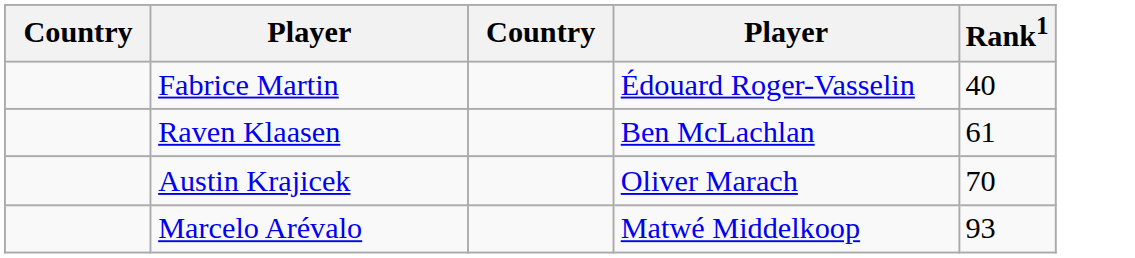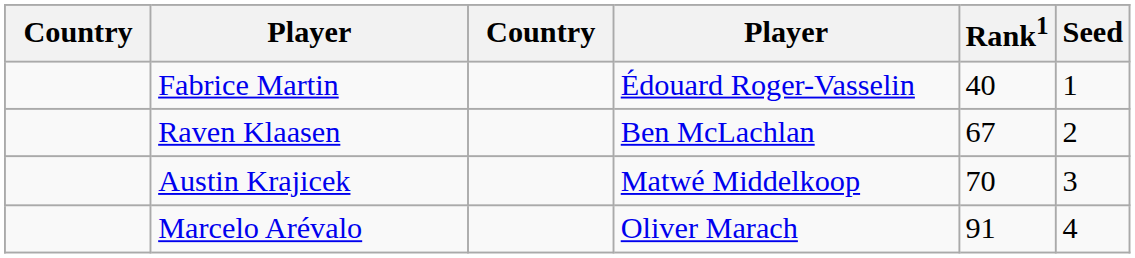+ column: (1093, 32)
(981, 132) 61 -> (981, 132) 67
(709, 180) Oliver Marach -> (740, 180) Matwé Middelkoop
(740, 228) Matwé Middelkoop -> (709, 228) Oliver Marach
(981, 228) 93 -> (981, 228) 91
